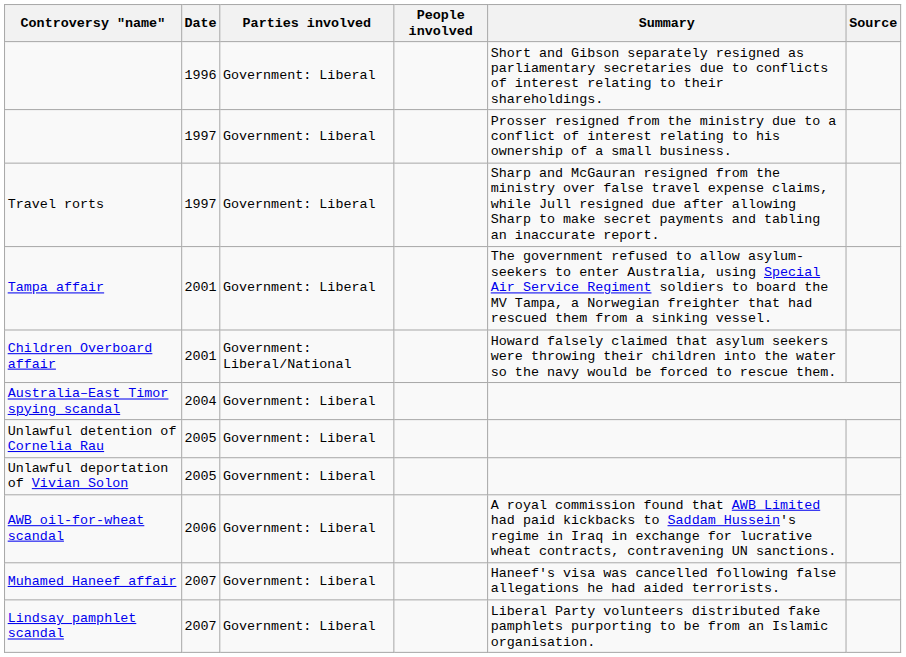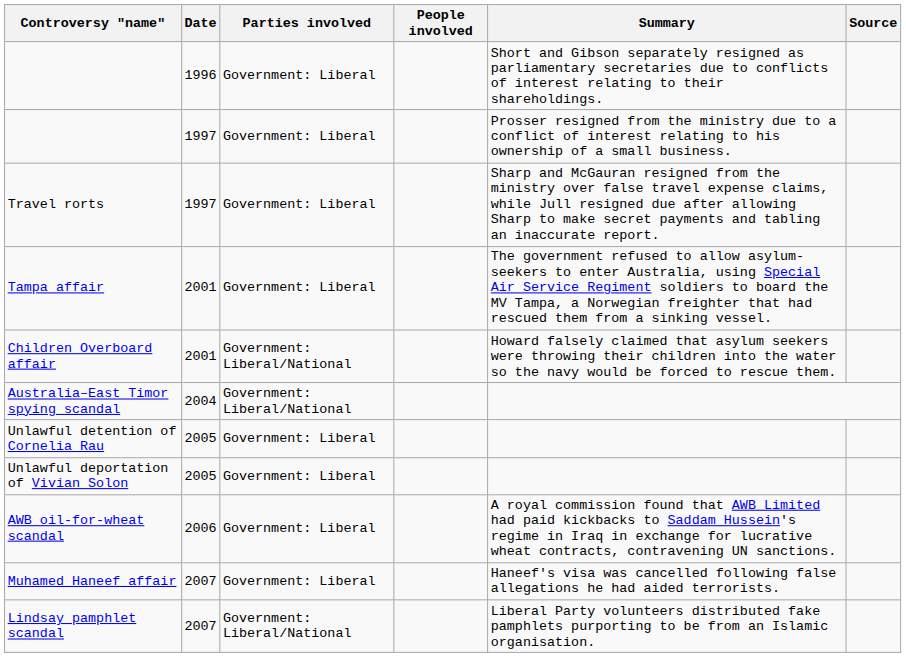(299, 401) Government: Liberal -> (287, 401) Government: Liberal/National
(299, 626) Government: Liberal -> (287, 626) Government: Liberal/National
